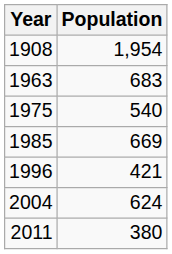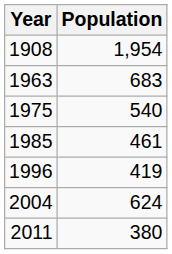(146, 141) 669 -> (146, 141) 461
(146, 172) 421 -> (146, 172) 419
